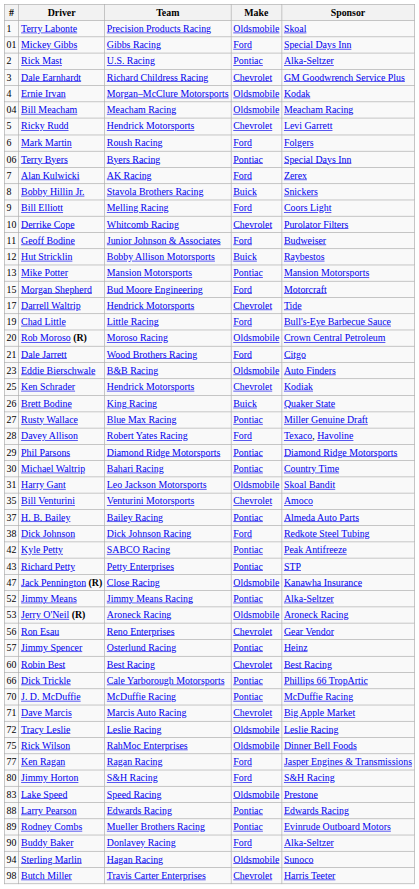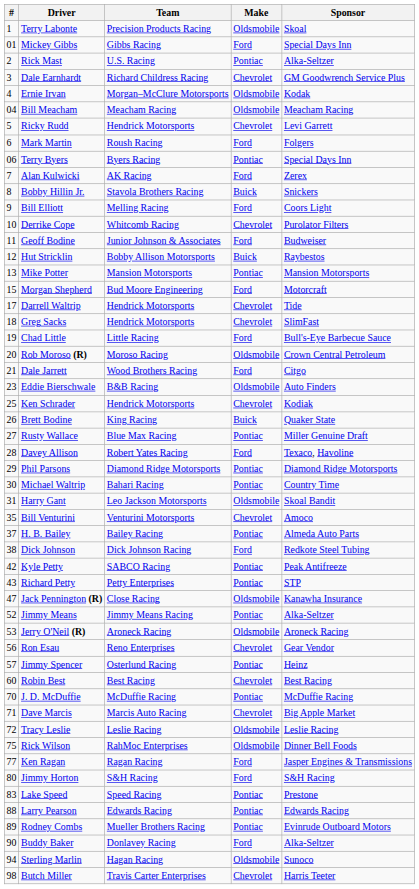+ row: (44, 322)
- row: (46, 680)
(256, 794) Oldsmobile -> (248, 794) Pontiac
